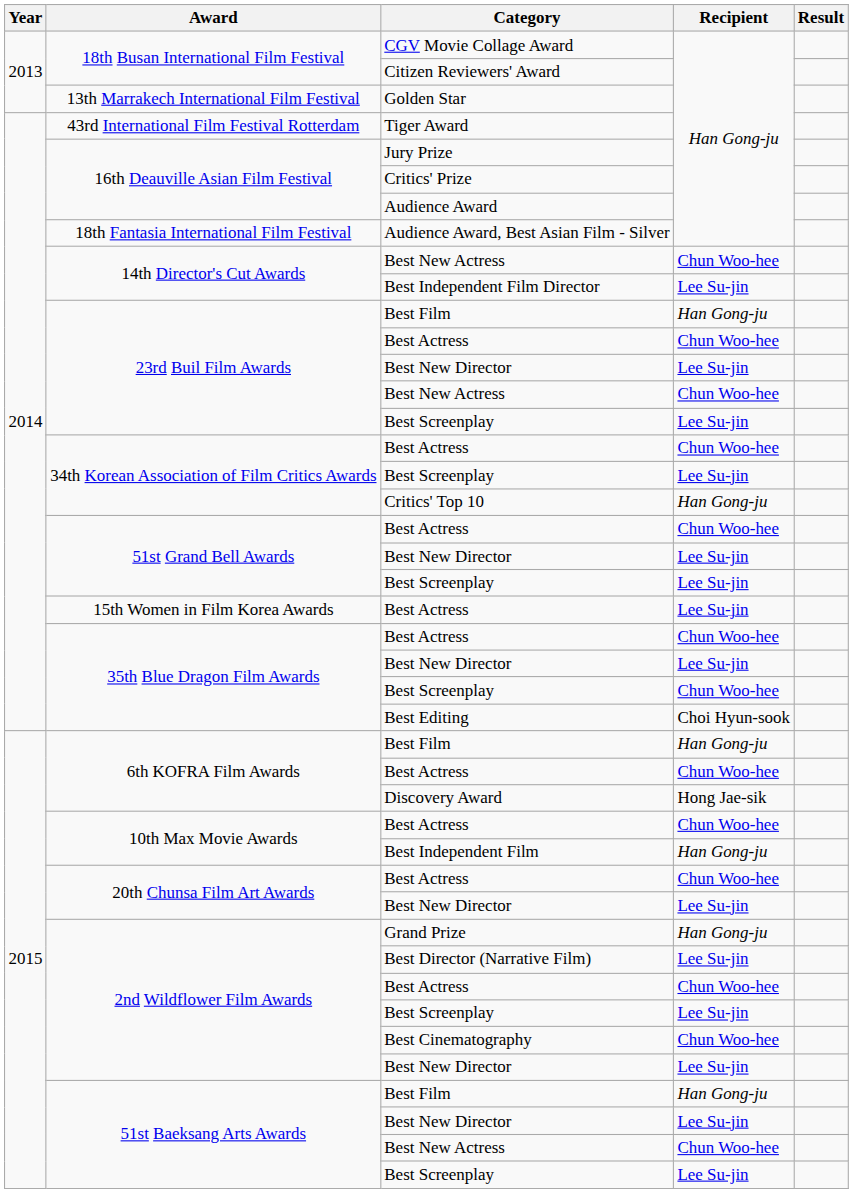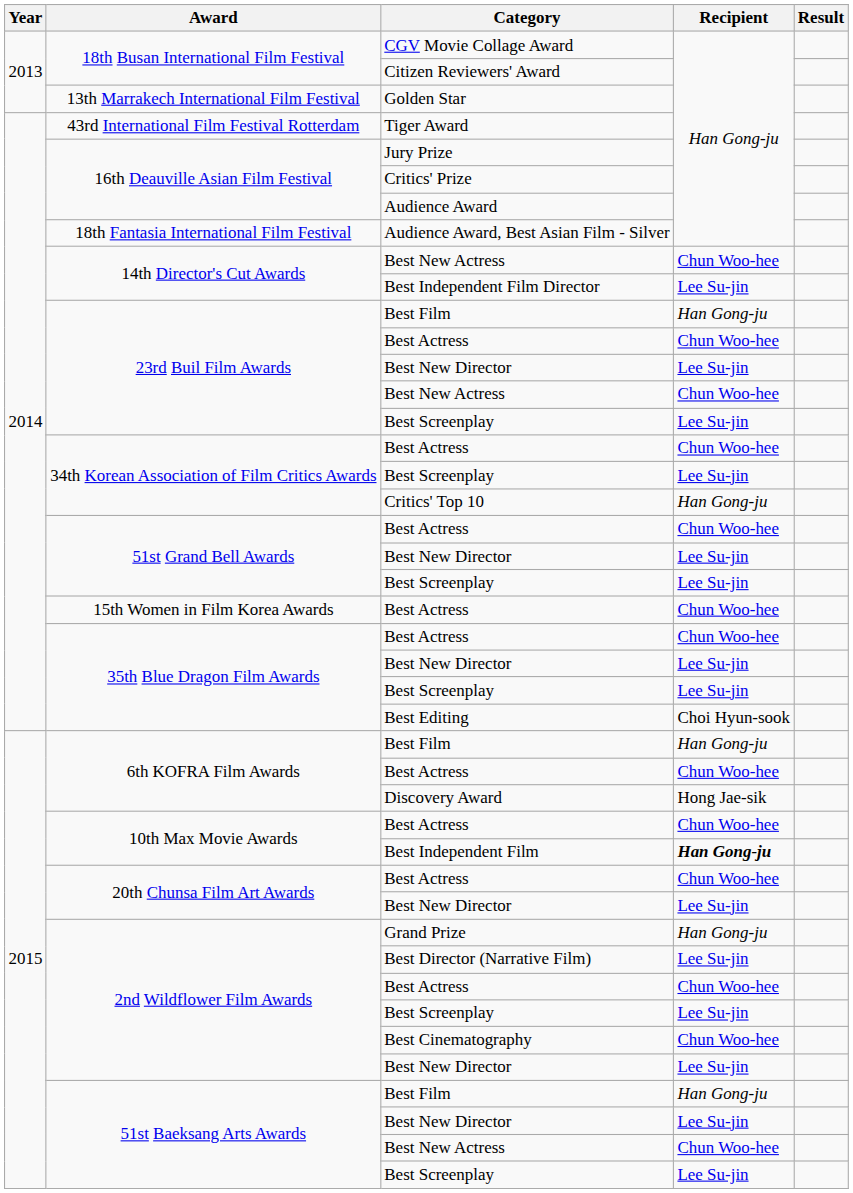(713, 609) Lee Su-jin -> (728, 609) Chun Woo-hee
(728, 690) Chun Woo-hee -> (713, 690) Lee Su-jin
(722, 851) normal -> (724, 851) bold
